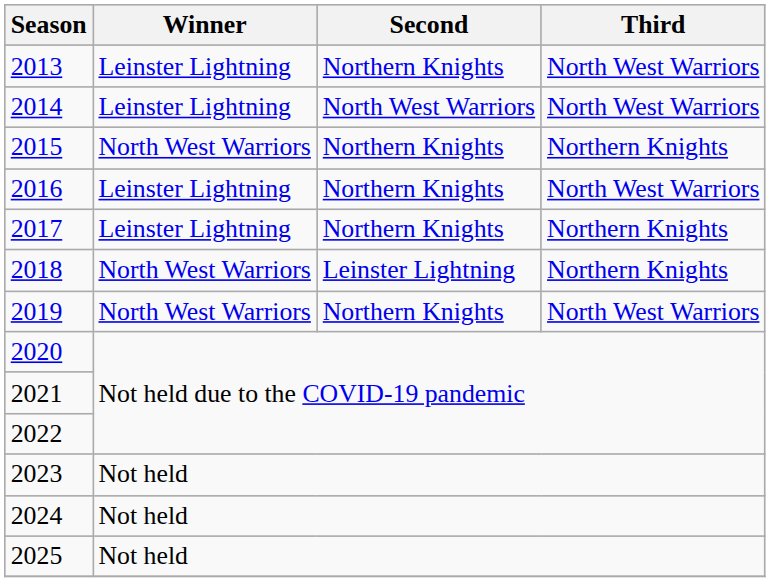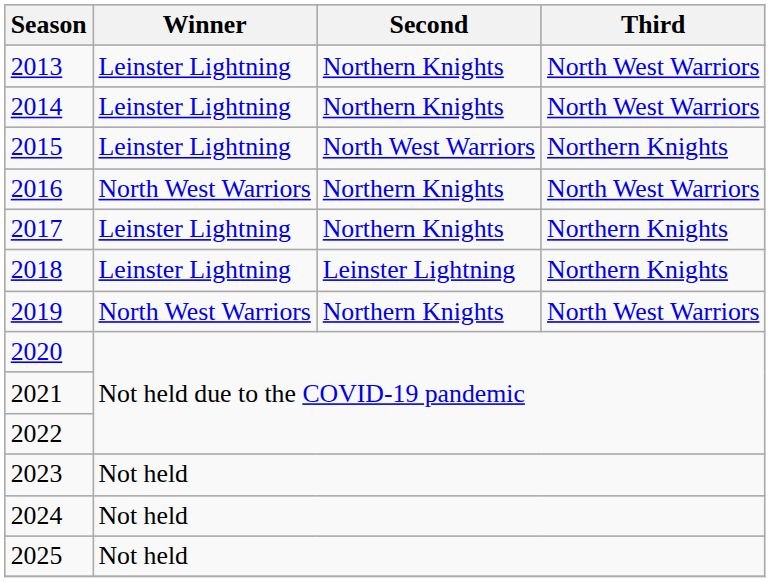(429, 106) North West Warriors -> (413, 106) Northern Knights
(205, 147) North West Warriors -> (195, 147) Leinster Lightning
(413, 147) Northern Knights -> (429, 147) North West Warriors
(195, 188) Leinster Lightning -> (205, 188) North West Warriors
(205, 270) North West Warriors -> (195, 270) Leinster Lightning
